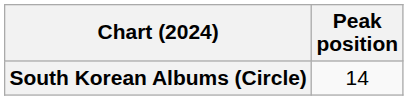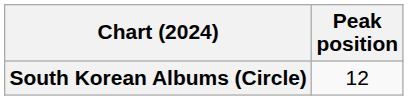(357, 77) 14 -> (357, 77) 12
